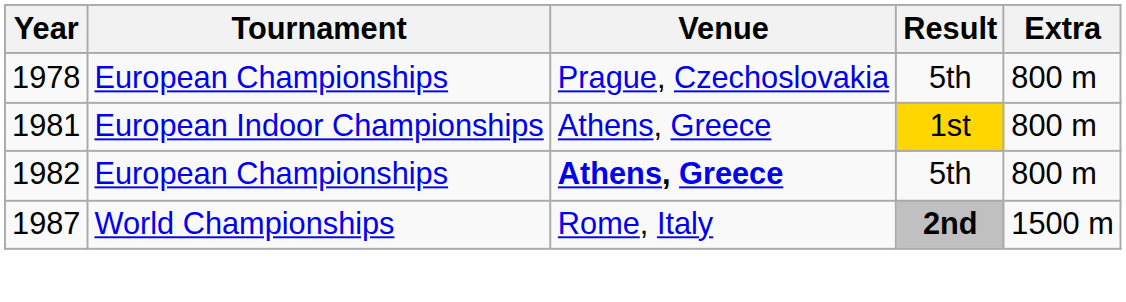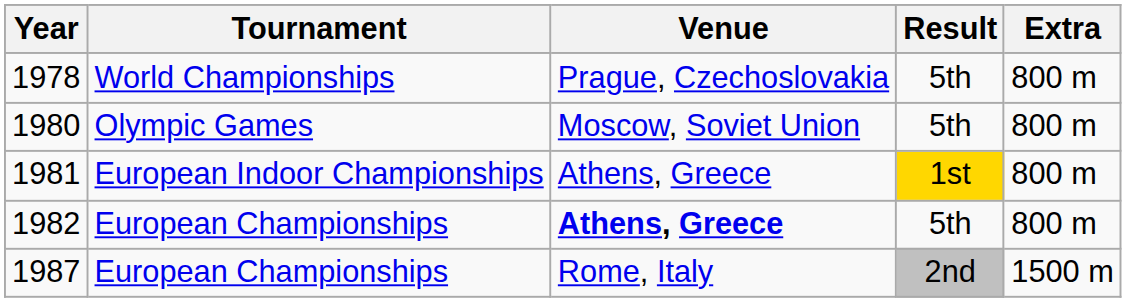(271, 77) European Championships -> (245, 77) World Championships
+ row: (46, 126)
(245, 223) World Championships -> (271, 272) European Championships
(950, 223) bold -> (950, 272) normal
